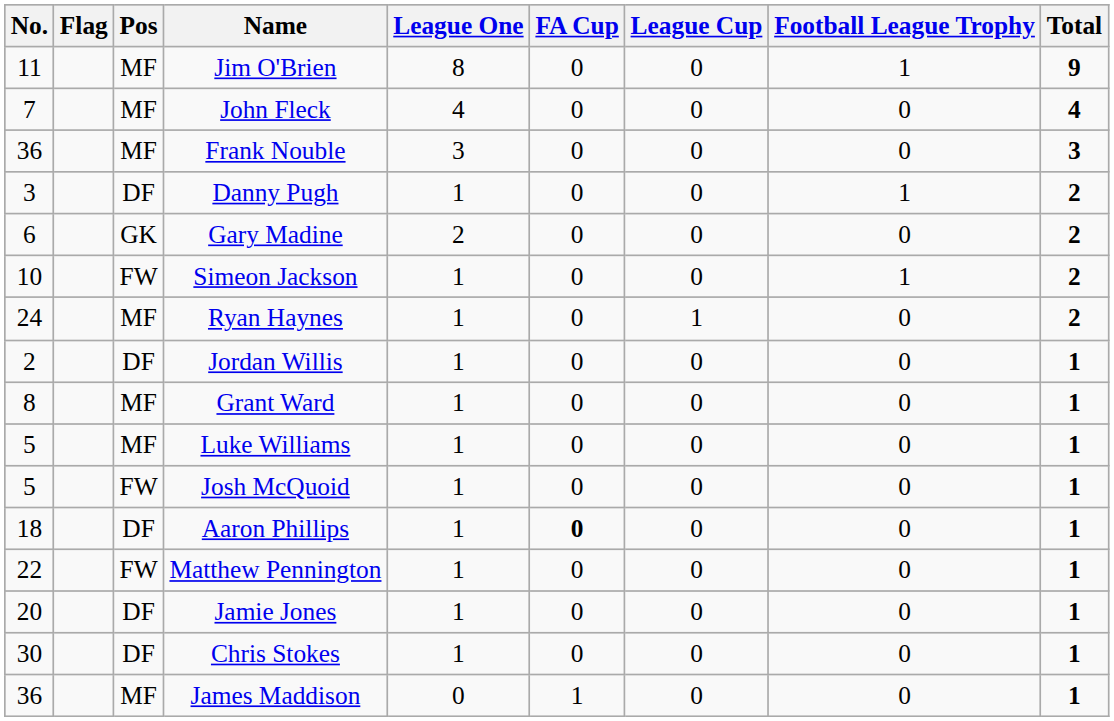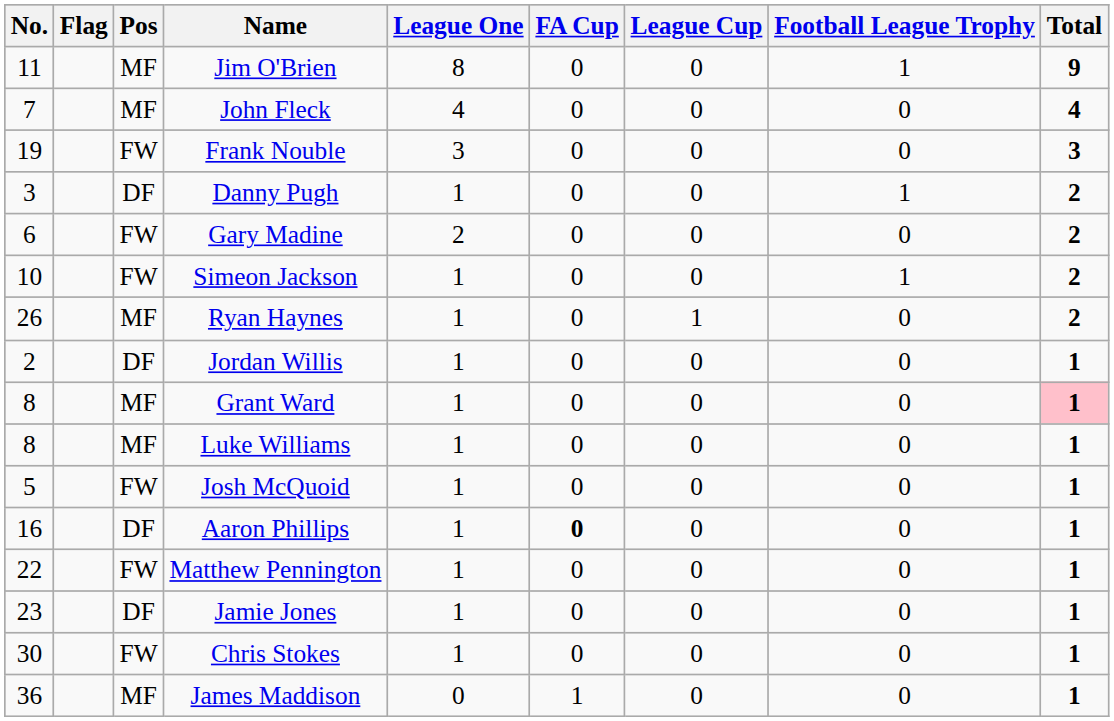(29, 151) 36 -> (29, 151) 19
(139, 151) MF -> (139, 151) FW
(139, 234) GK -> (139, 234) FW
(29, 318) 24 -> (29, 318) 26
(1074, 402) no background -> (1074, 402) pink background
(29, 444) 5 -> (29, 444) 8
(29, 527) 18 -> (29, 527) 16
(29, 611) 20 -> (29, 611) 23
(139, 653) DF -> (139, 653) FW
